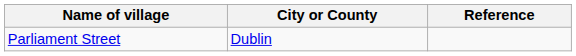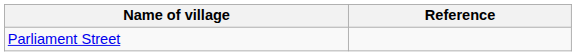- column: (327, 16)
